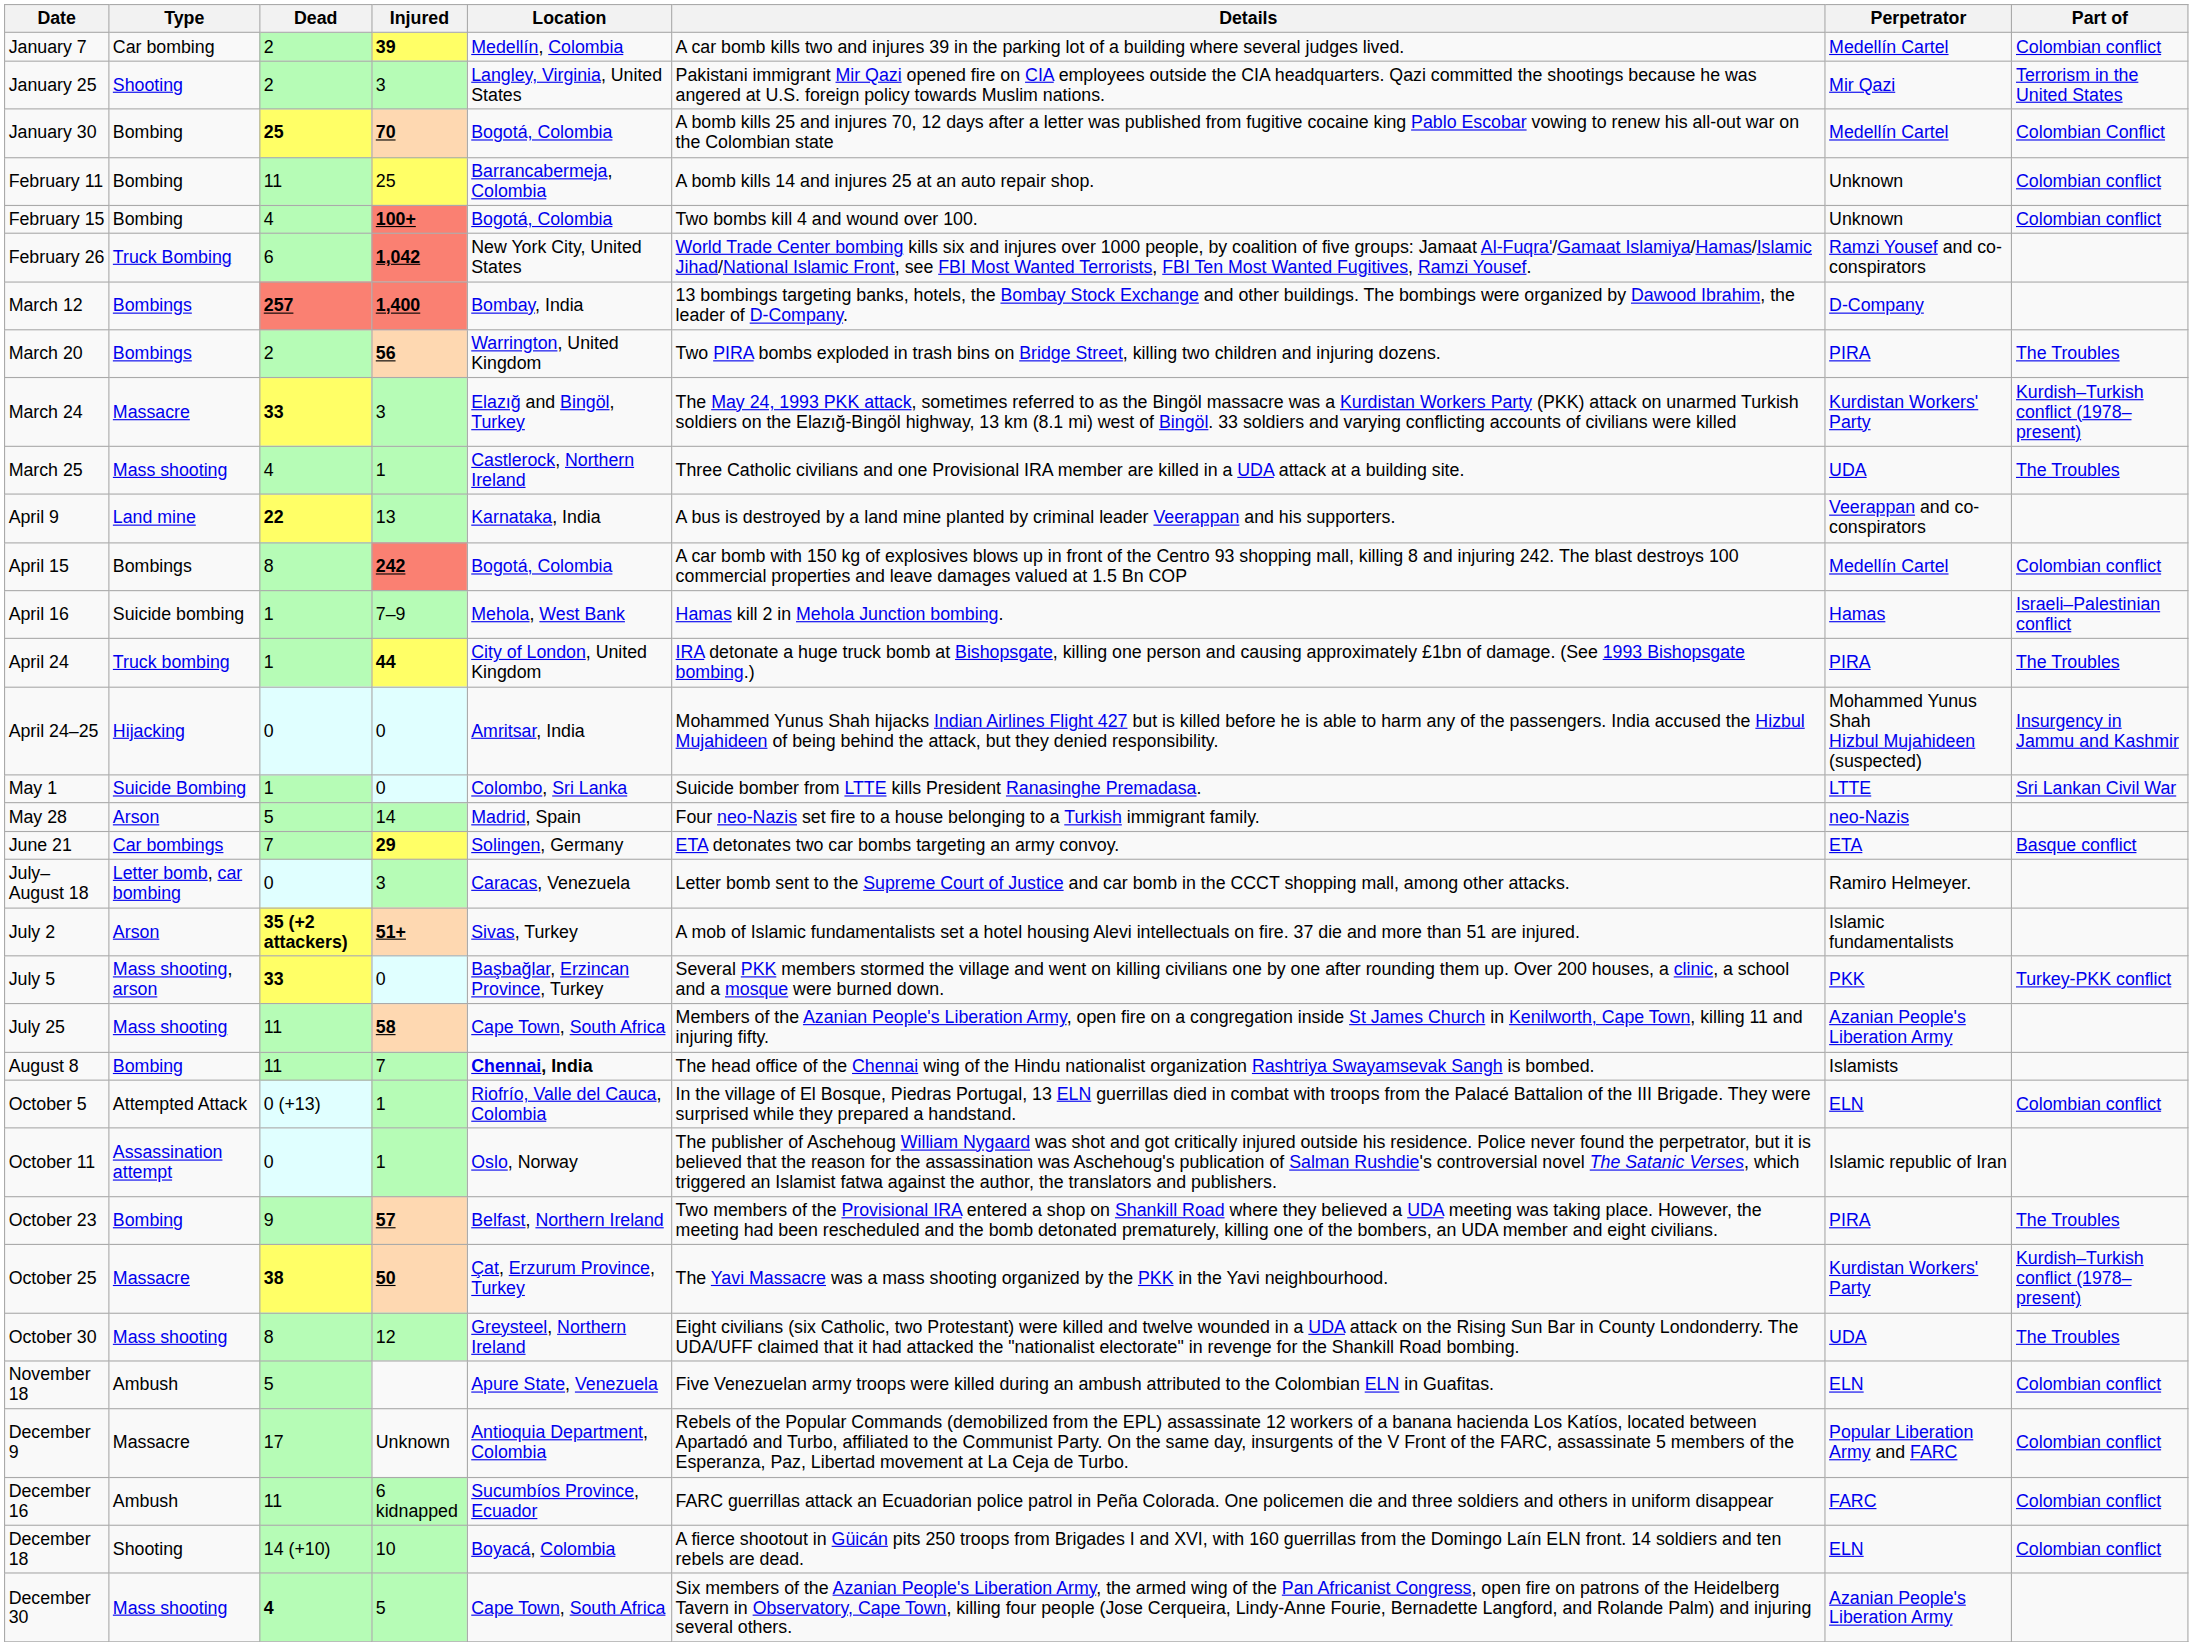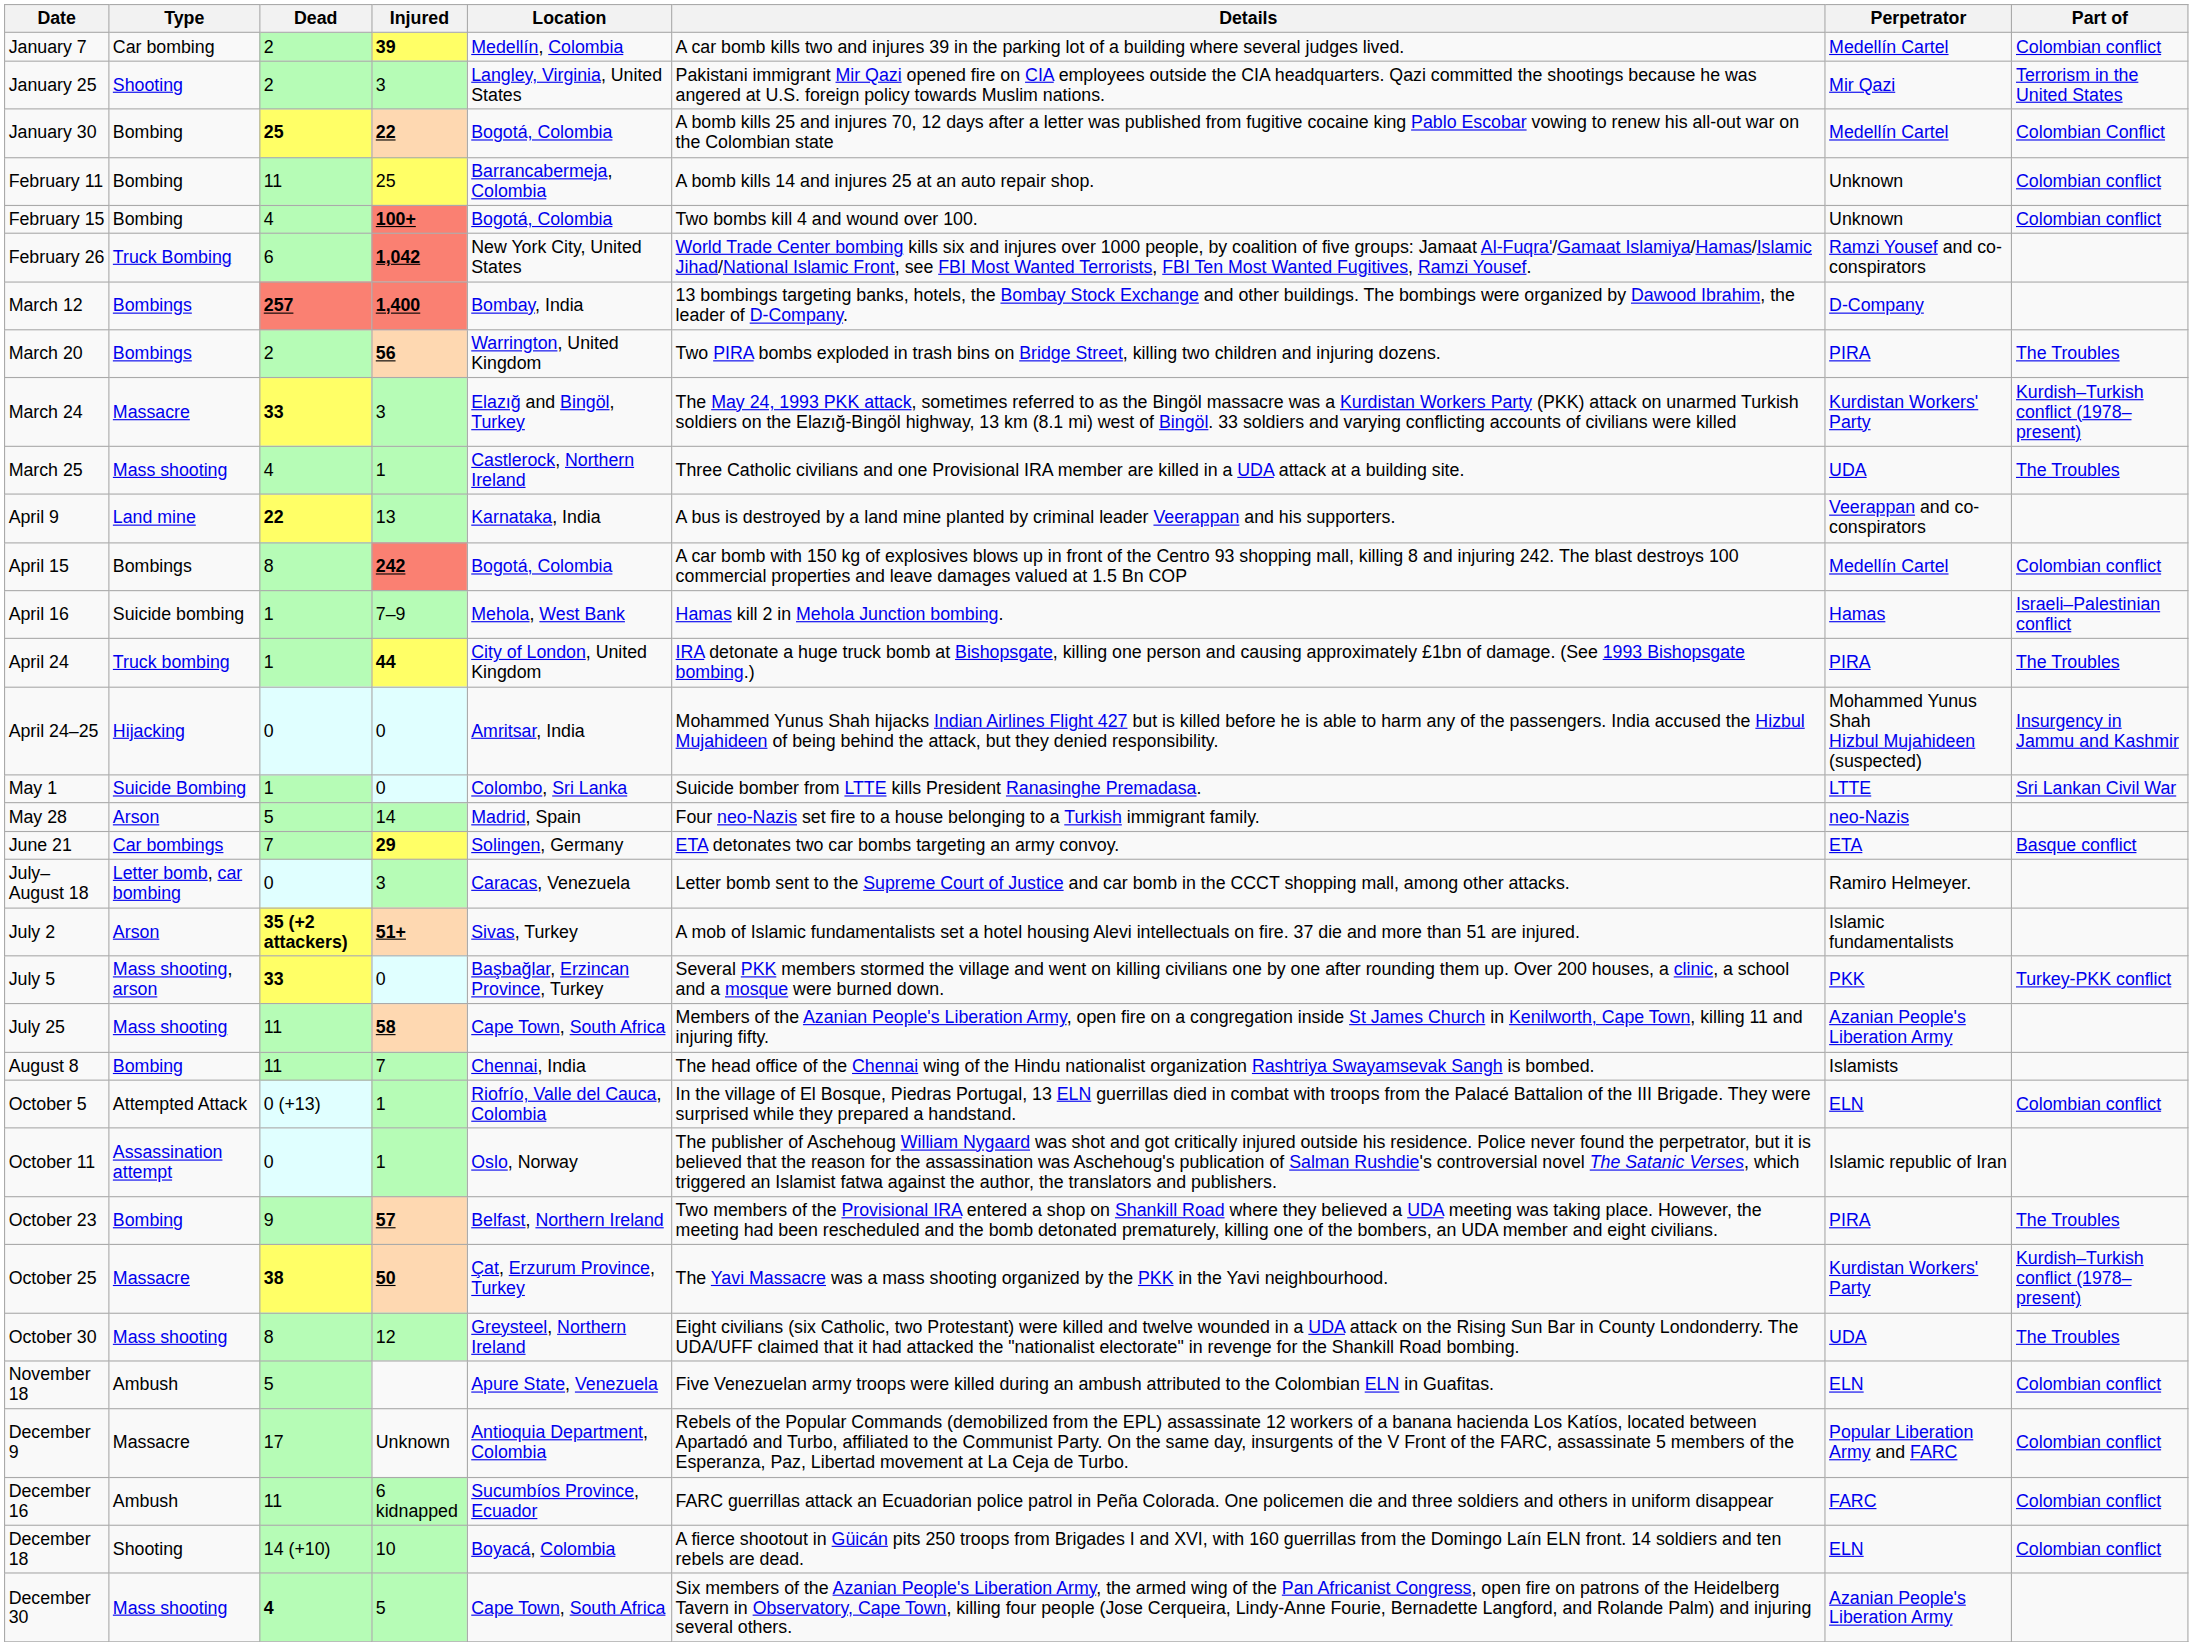(386, 133) 70 -> (386, 133) 22
(532, 1066) bold -> (529, 1066) normal
